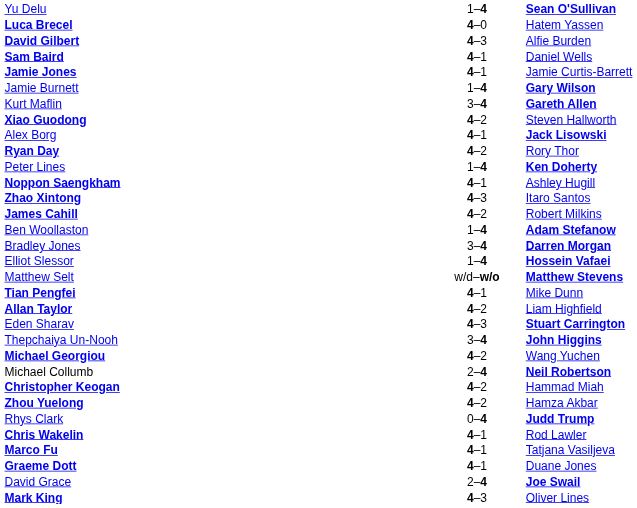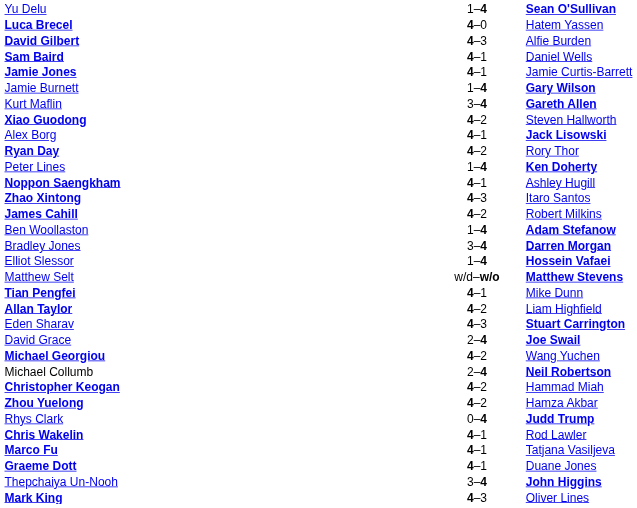rows swapped: (38, 482) <-> (61, 340)
